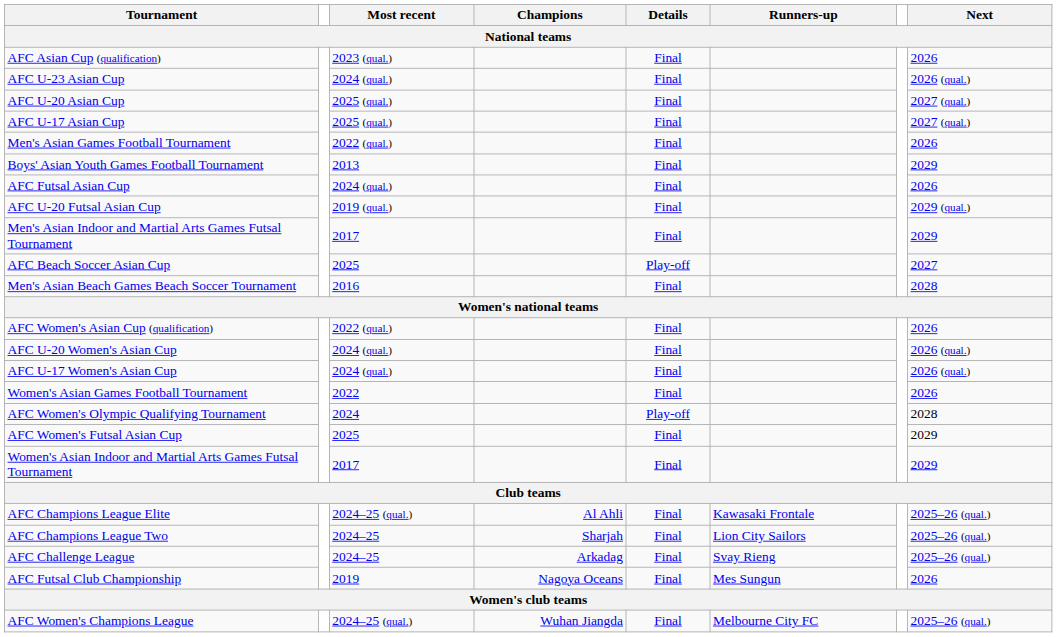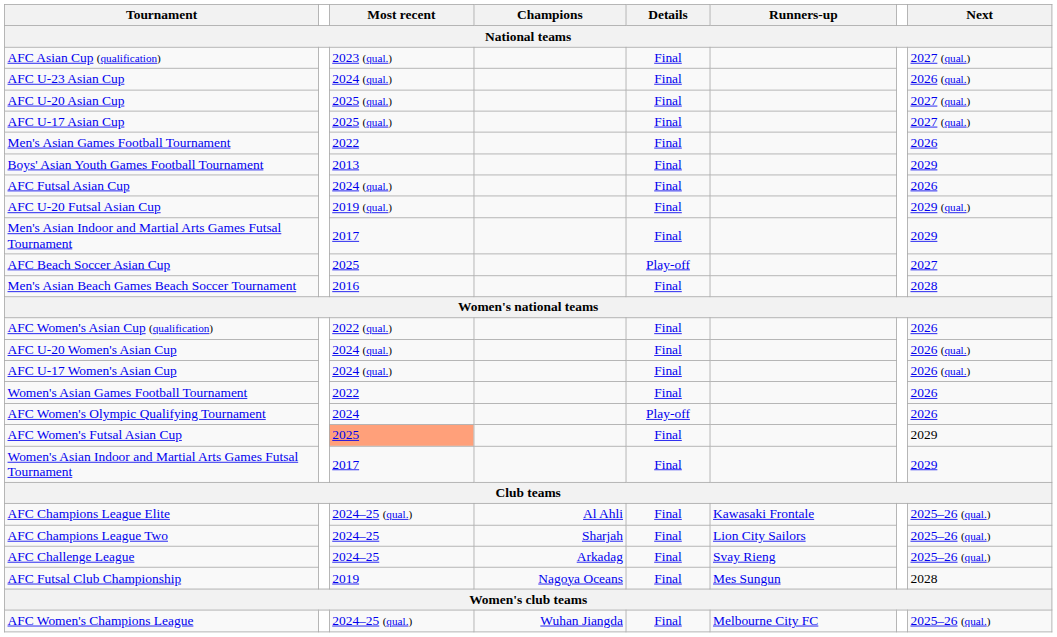(924, 57) 2026 -> (940, 57) 2027 (qual.)
(362, 143) 2022 (qual.) -> (346, 143) 2022
(924, 413) 2028 -> (924, 413) 2026
(346, 435) no background -> (346, 435) lightsalmon background
(924, 578) 2026 -> (924, 578) 2028
